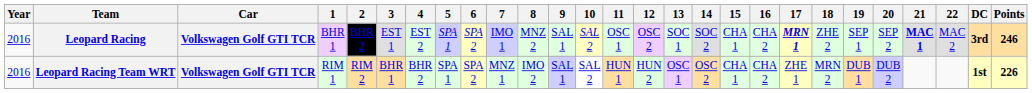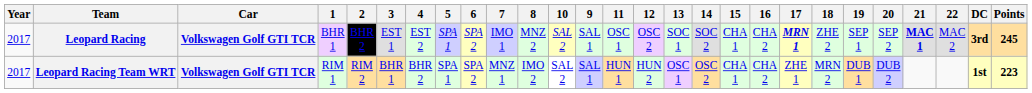columns swapped: (562, 13) <-> (590, 13)
(19, 39) 2016 -> (19, 39) 2017
(1009, 39) 246 -> (1009, 39) 245
(19, 72) 2016 -> (19, 72) 2017
(1009, 72) 226 -> (1009, 72) 223
